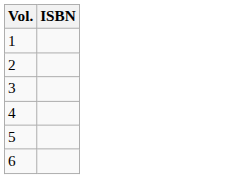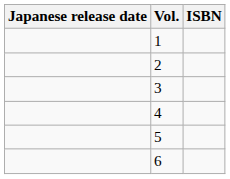+ column: (77, 16)
